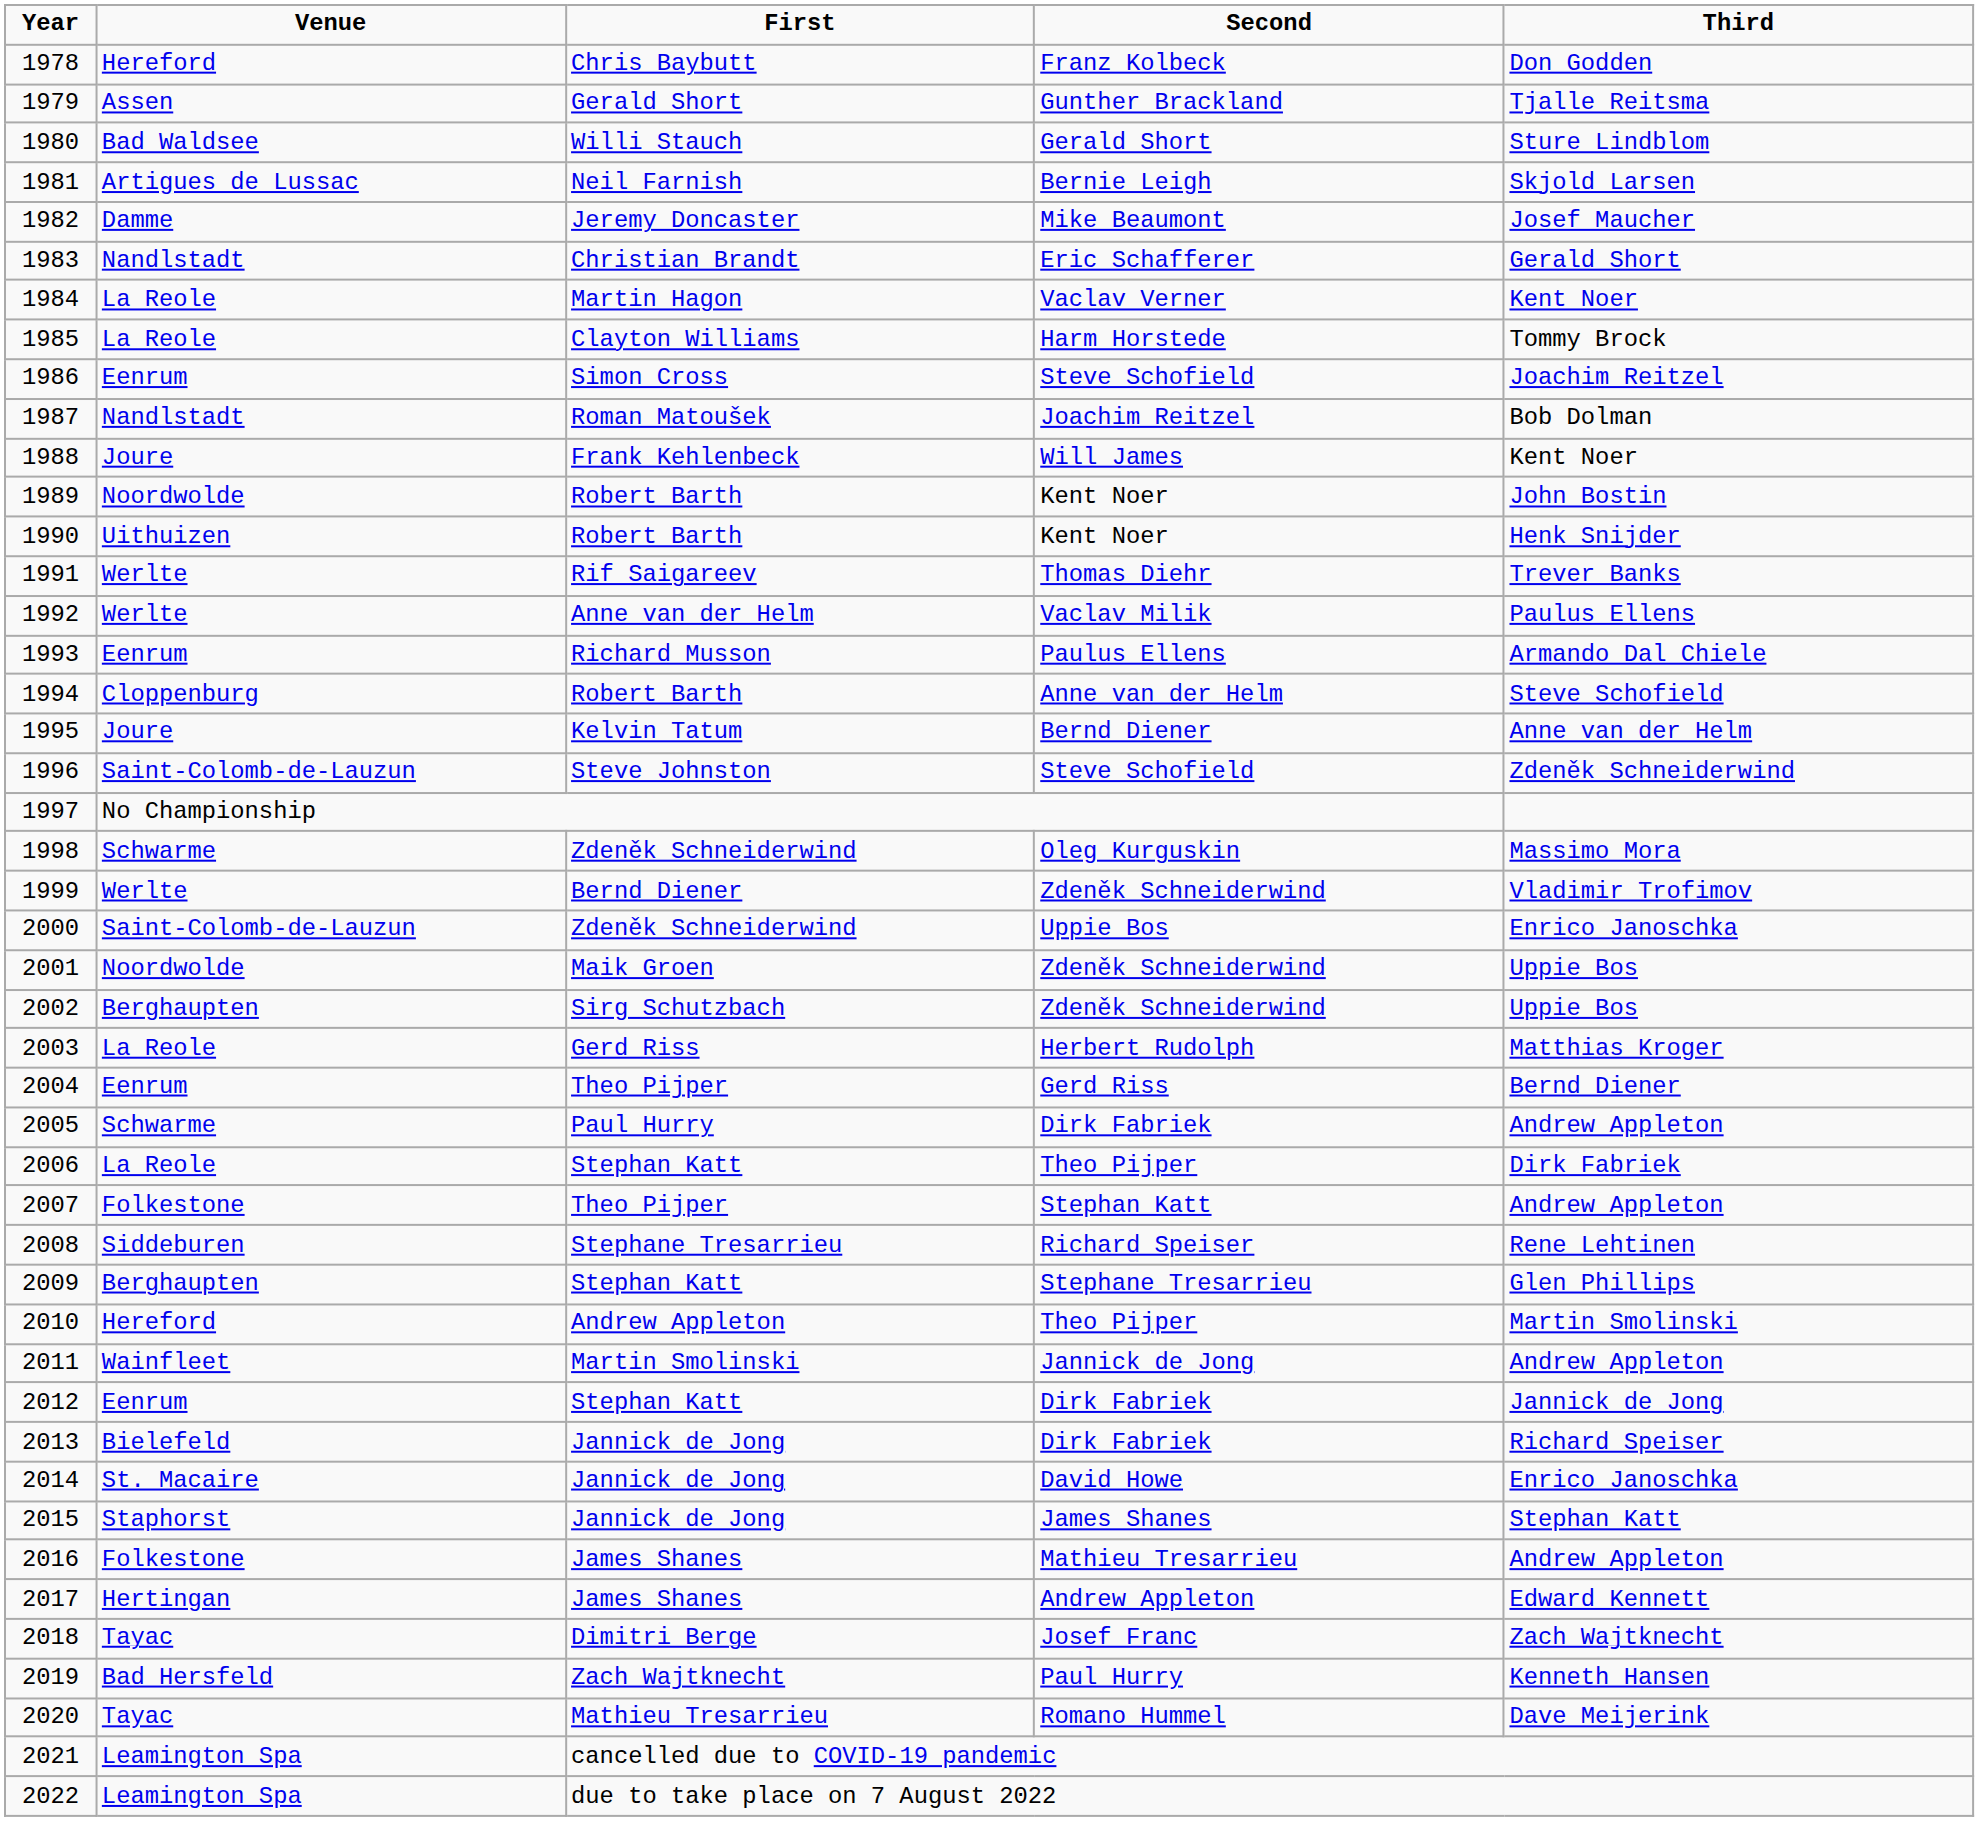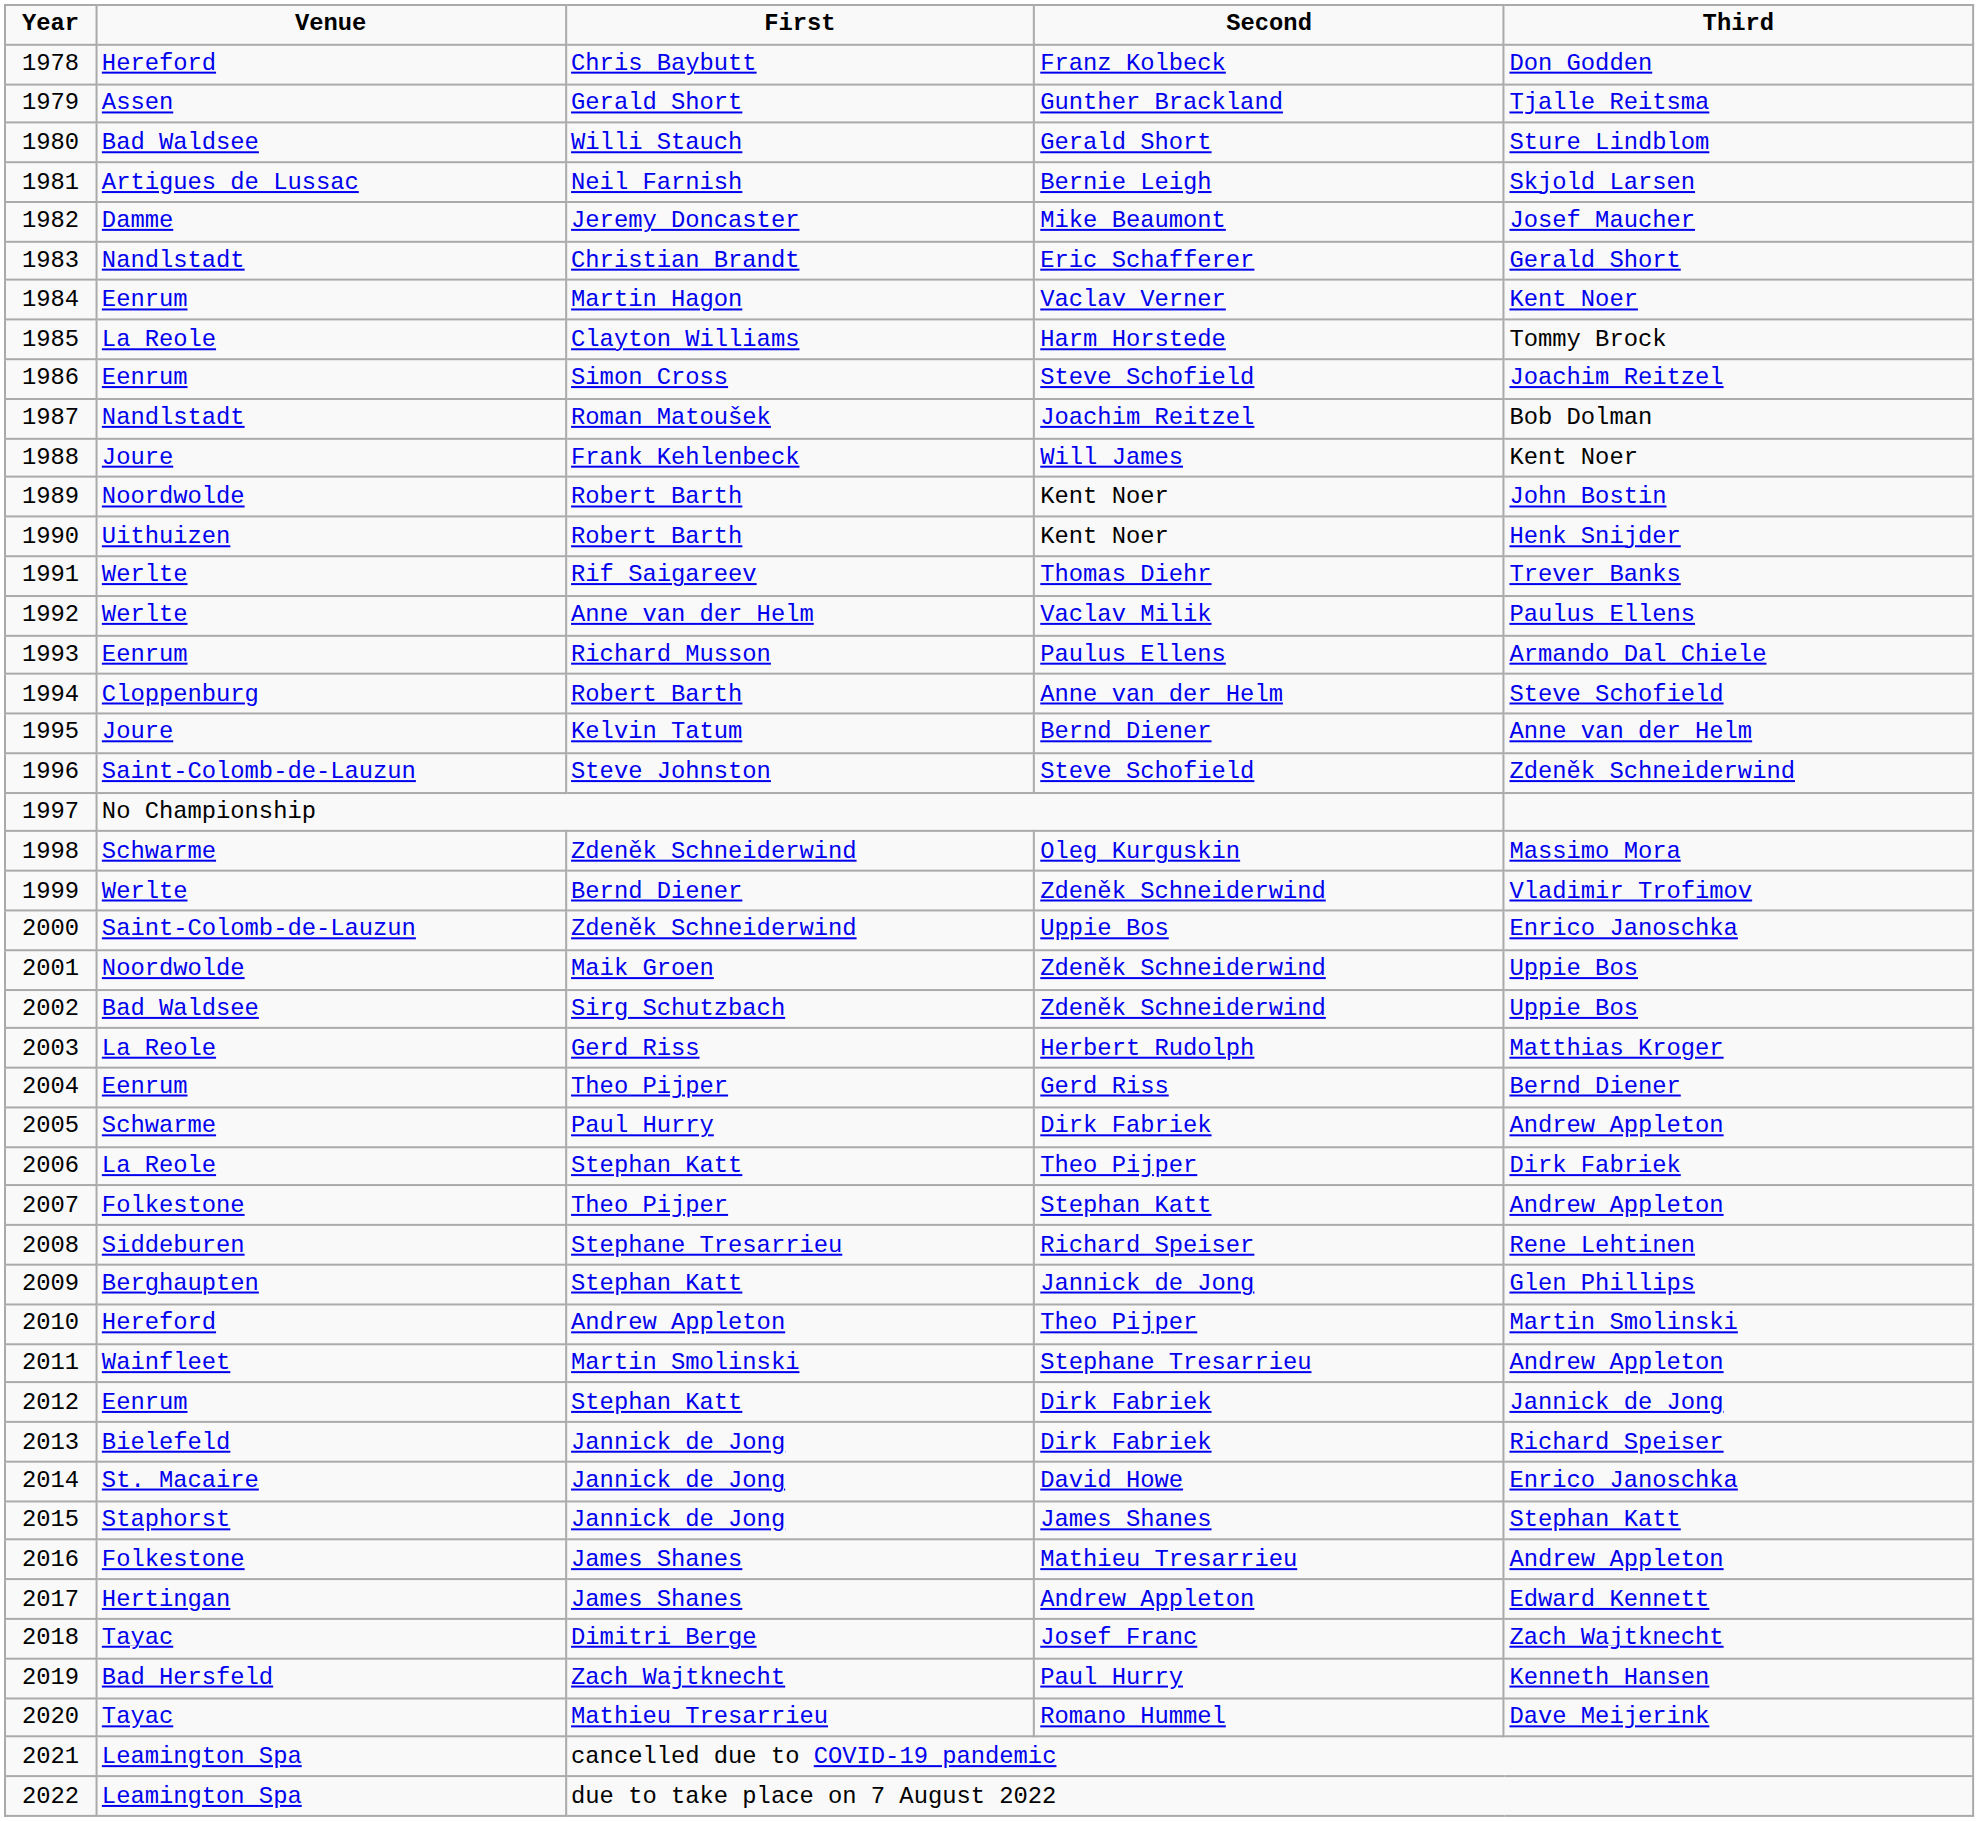(159, 300) La Reole -> (145, 300) Eenrum
(180, 1009) Berghaupten -> (180, 1009) Bad Waldsee
(1176, 1284) Stephane Tresarrieu -> (1147, 1284) Jannick de Jong
(1147, 1363) Jannick de Jong -> (1176, 1363) Stephane Tresarrieu
